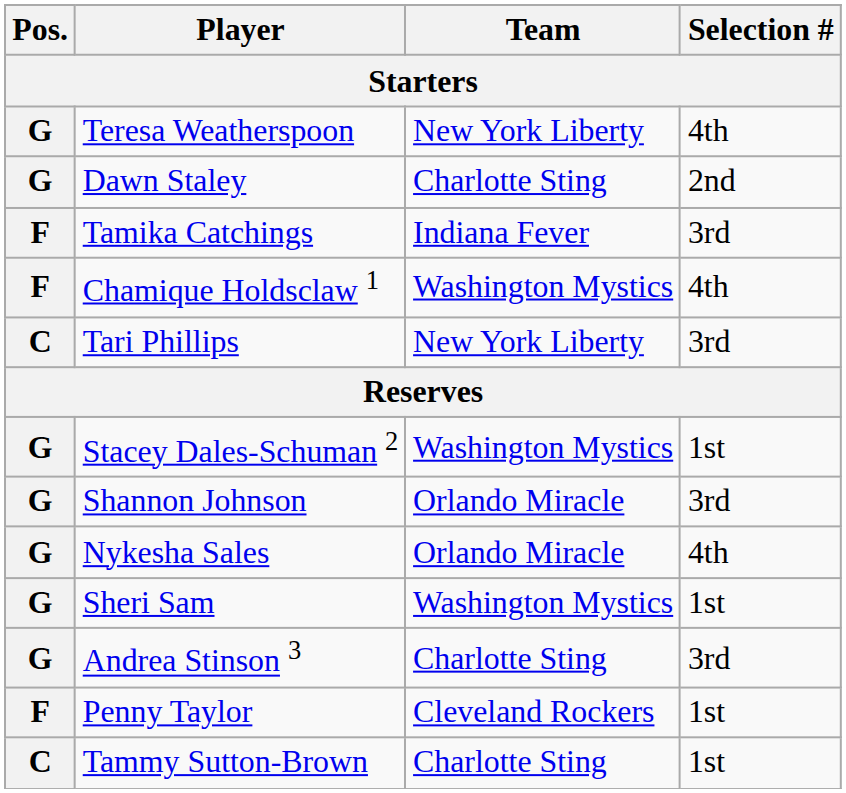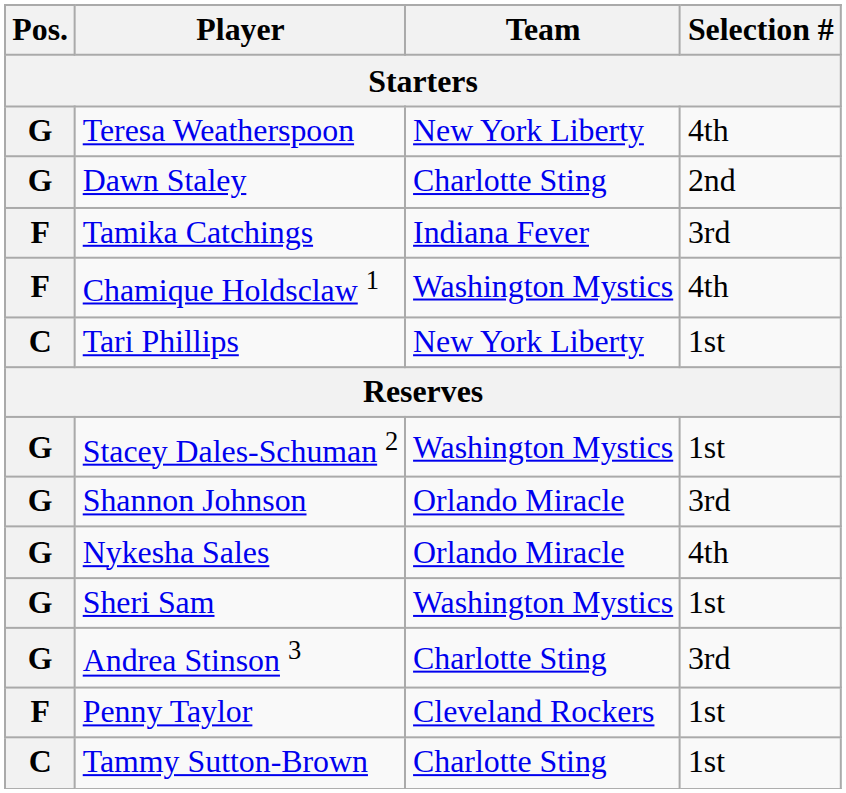(709, 341) 3rd -> (706, 341) 1st
